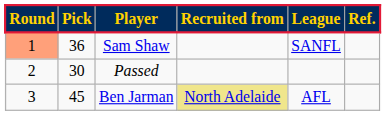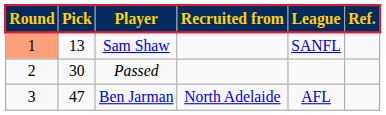(77, 45) 36 -> (77, 45) 13
(77, 97) 45 -> (77, 97) 47
(232, 97) khaki background -> (232, 97) no background
